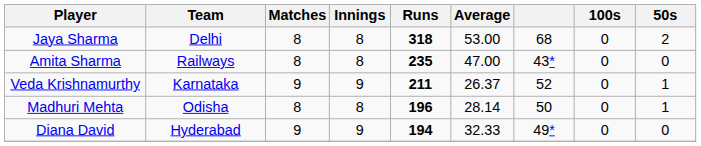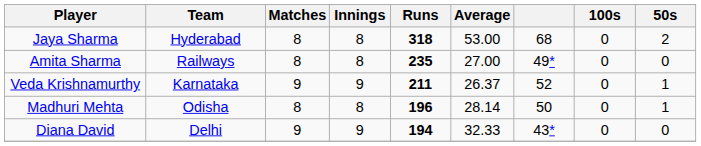(206, 38) Delhi -> (206, 38) Hyderabad
(482, 61) 47.00 -> (482, 61) 27.00
(544, 61) 43* -> (544, 61) 49*
(206, 130) Hyderabad -> (206, 130) Delhi
(544, 130) 49* -> (544, 130) 43*
